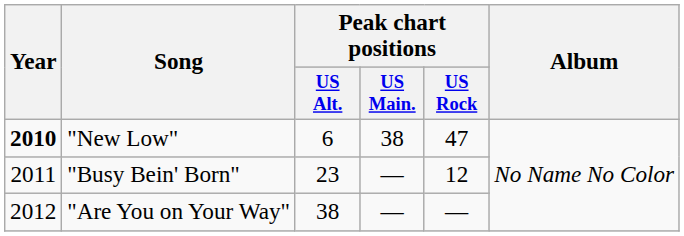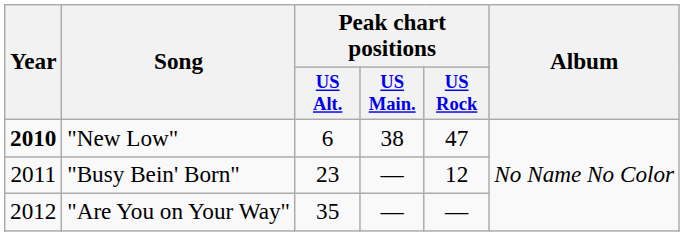(328, 211) 38 -> (328, 211) 35
